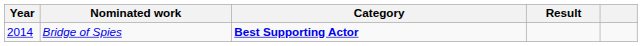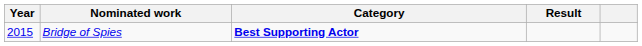(20, 32) 2014 -> (20, 32) 2015
